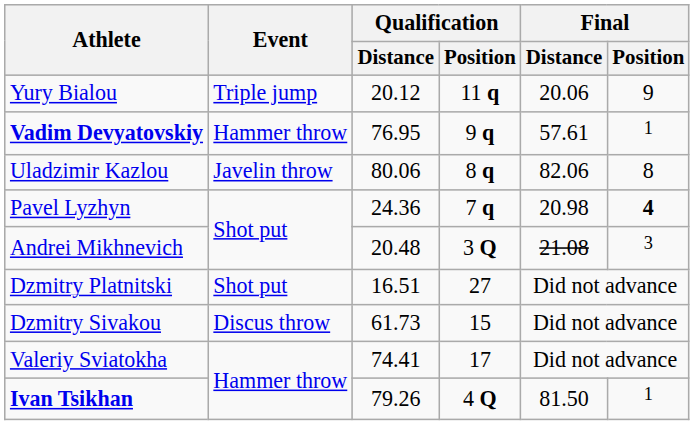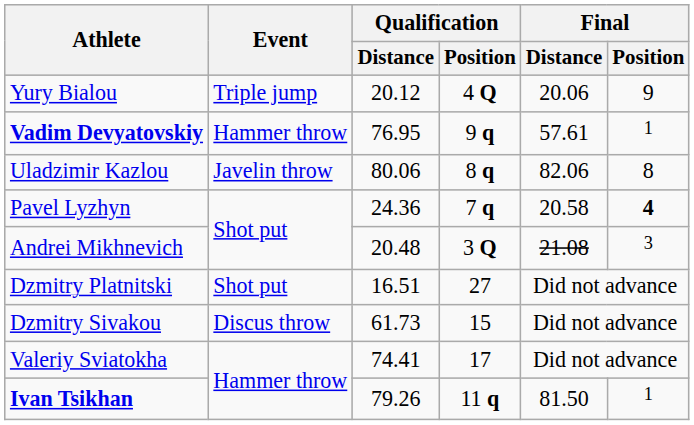(480, 93) 11 q -> (480, 93) 4 Q
(564, 208) 20.98 -> (564, 208) 20.58
(480, 398) 4 Q -> (480, 398) 11 q
